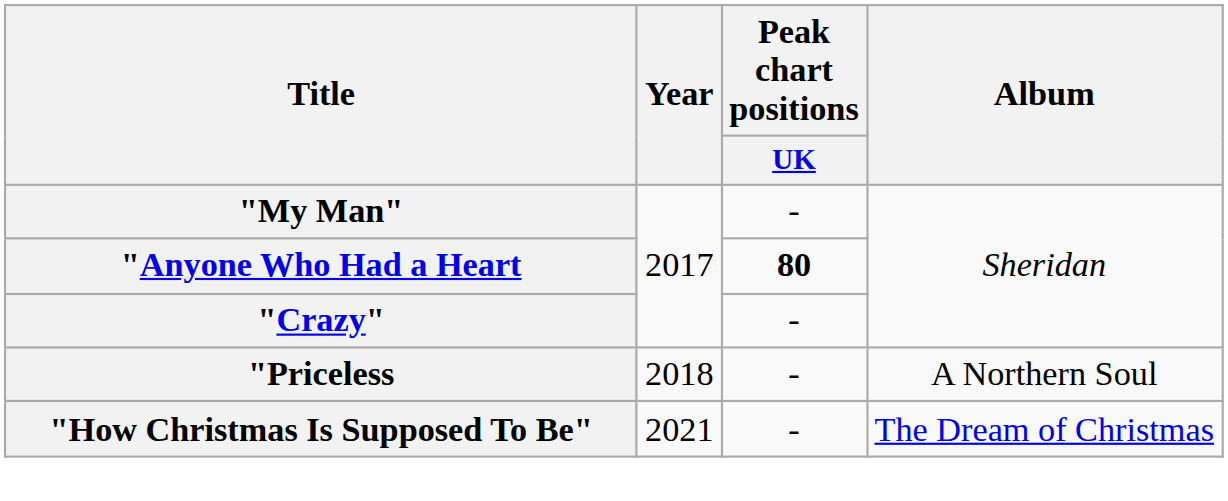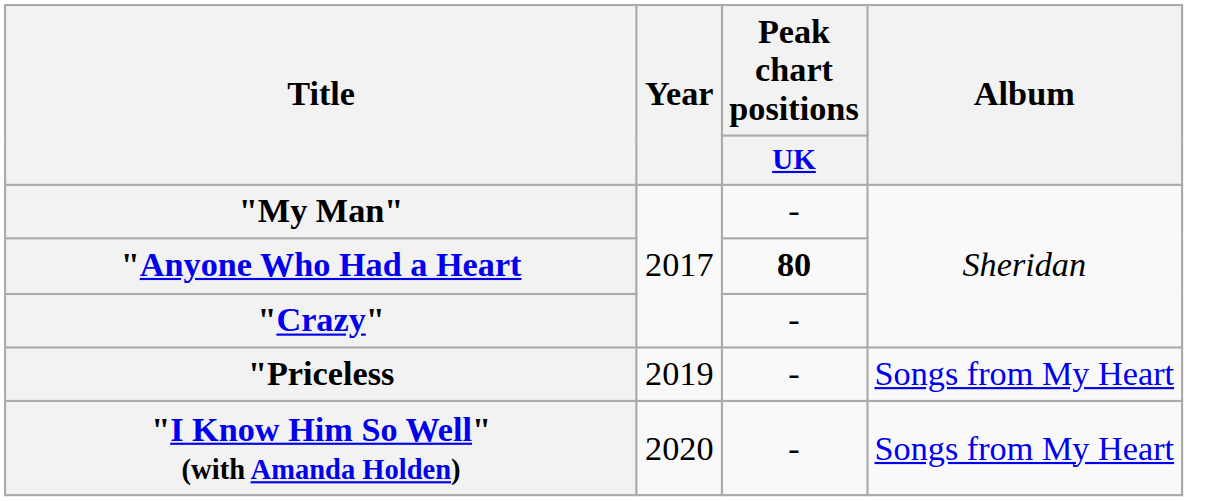(679, 373) 2018 -> (679, 373) 2019
(1044, 373) A Northern Soul -> (1024, 373) Songs from My Heart
+ row: (321, 447)
- row: (321, 428)
